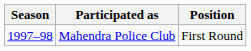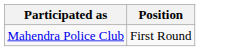- column: (30, 14)
